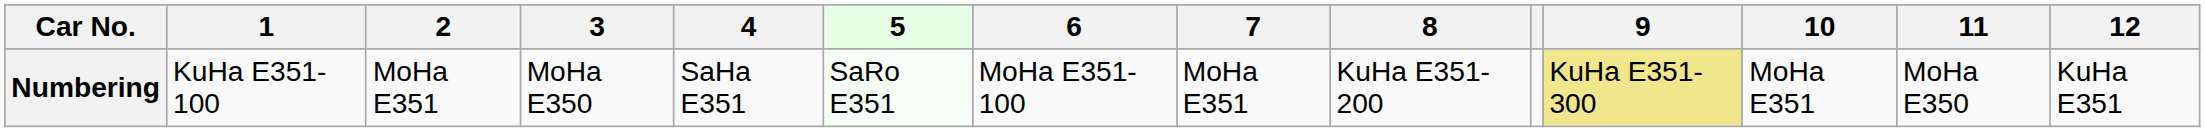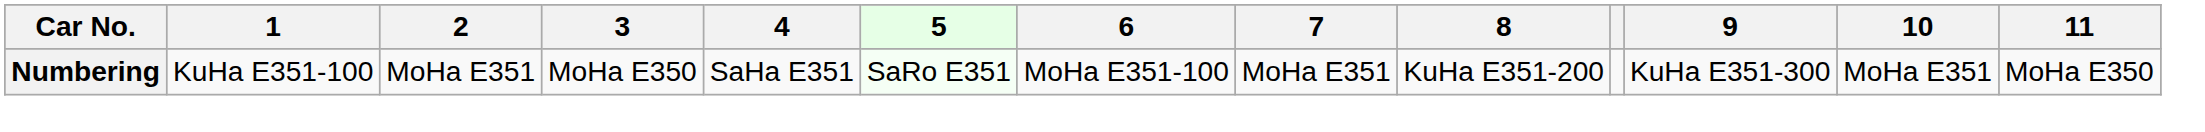- column: (2125, 26)
(1626, 87) khaki background -> (1730, 71) no background
